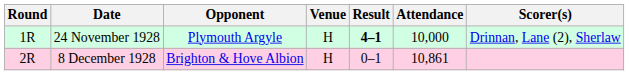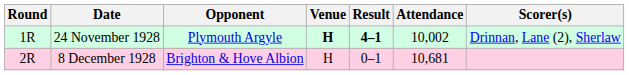(328, 37) normal -> (328, 37) bold
(430, 37) 10,000 -> (430, 37) 10,002
(430, 59) 10,861 -> (430, 59) 10,681
